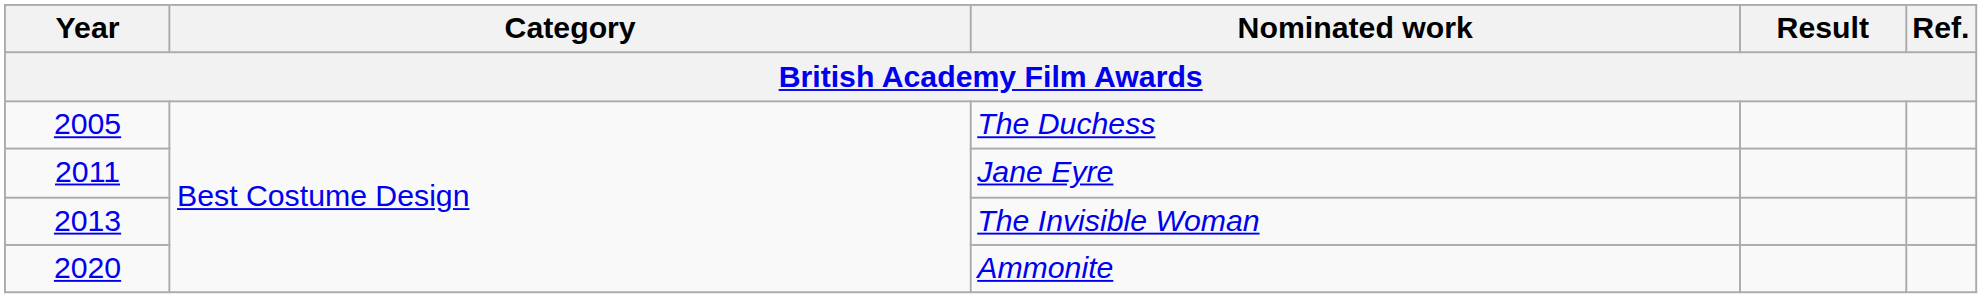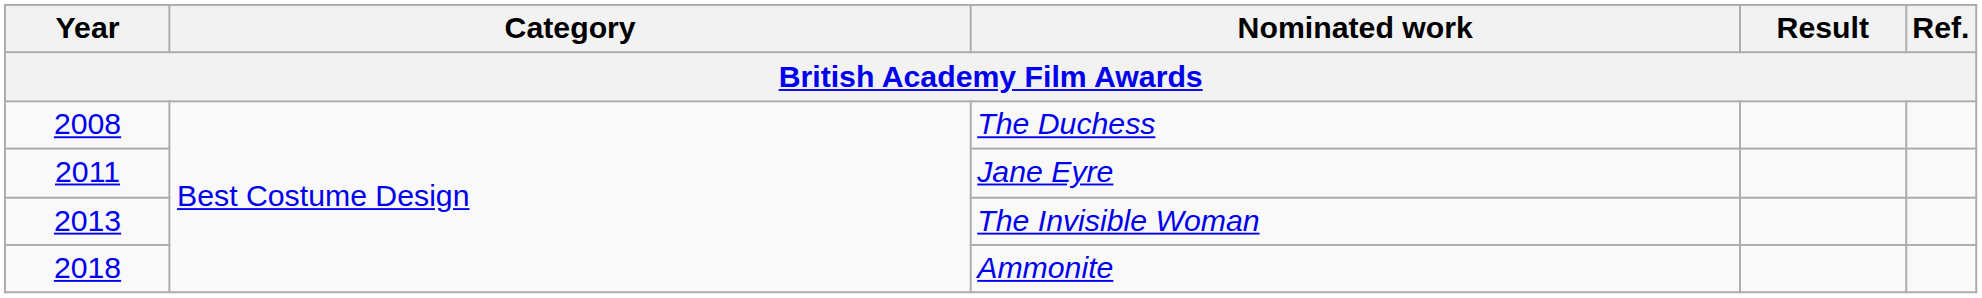(88, 124) 2005 -> (88, 124) 2008
(88, 268) 2020 -> (88, 268) 2018
